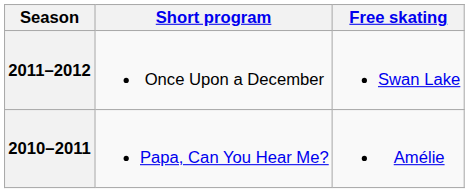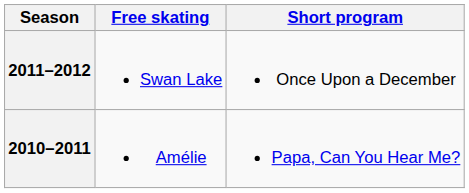columns swapped: (214, 17) <-> (398, 17)
